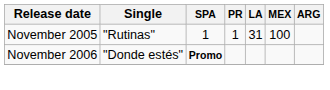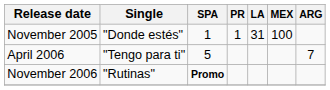(129, 34) "Rutinas" -> (143, 34) "Donde estés"
+ row: (36, 54)
(143, 54) "Donde estés" -> (129, 74) "Rutinas"
